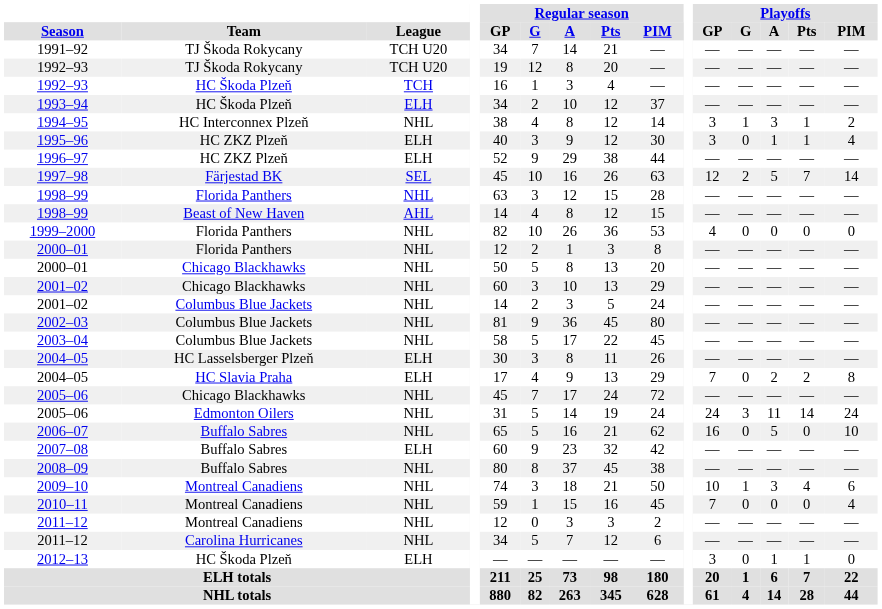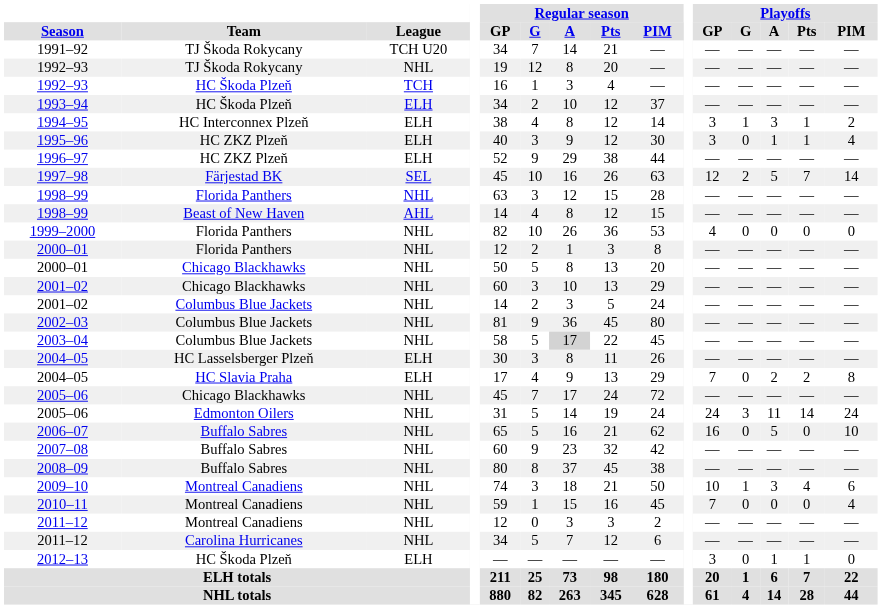(418, 67) TCH U20 -> (418, 67) NHL
(418, 122) NHL -> (418, 122) ELH
(570, 340) no background -> (570, 340) lightgrey background
(418, 449) ELH -> (418, 449) NHL
